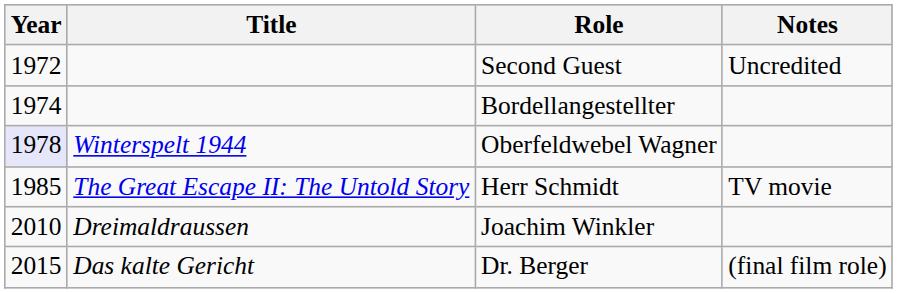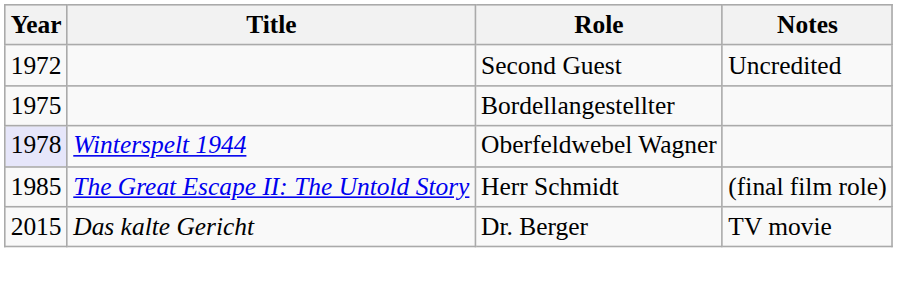(36, 105) 1974 -> (36, 105) 1975
(780, 186) TV movie -> (807, 186) (final film role)
- row: (568, 226)
(807, 266) (final film role) -> (780, 226) TV movie
